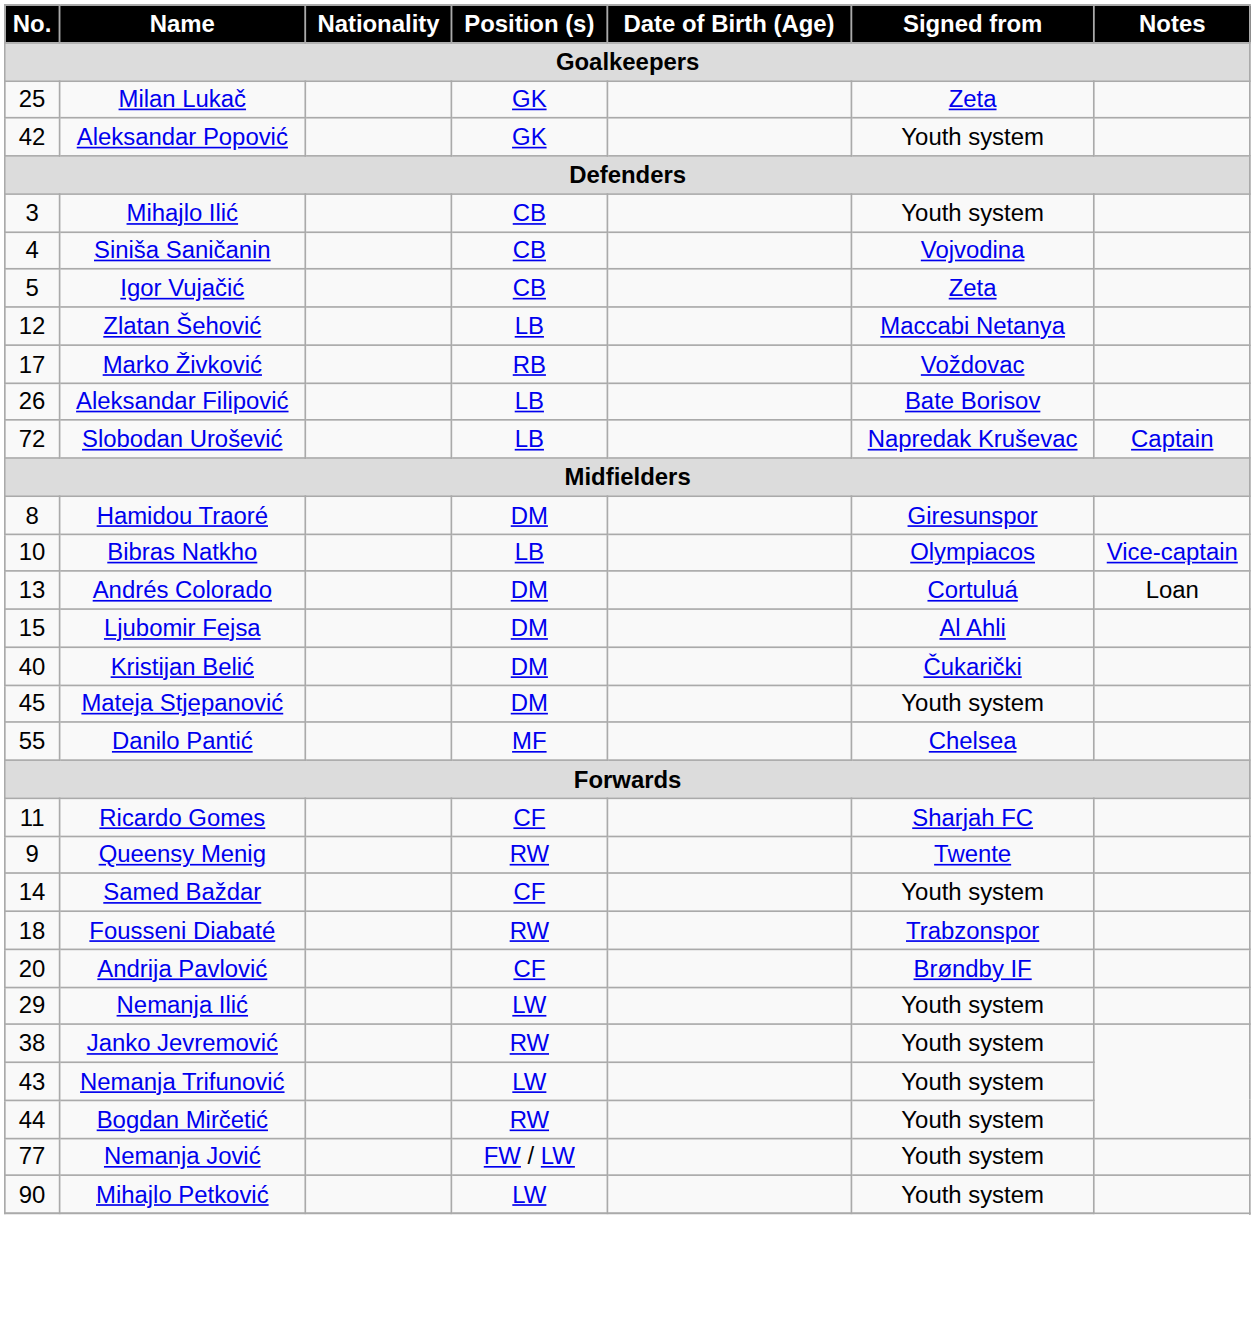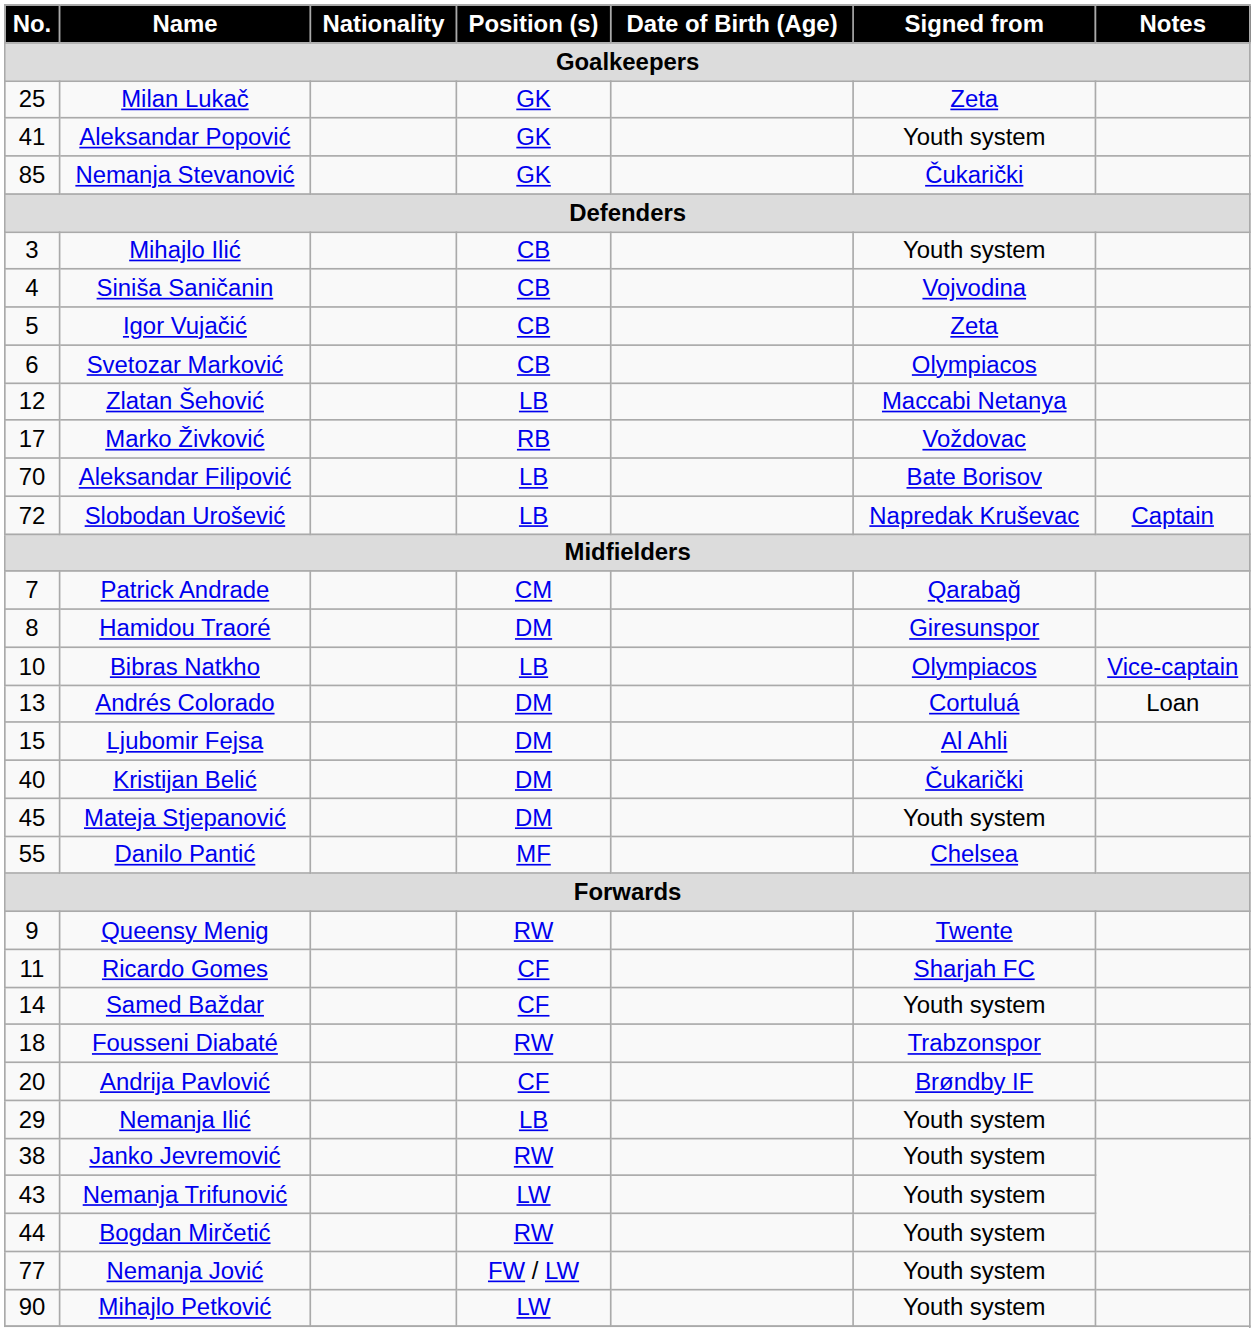(32, 137) 42 -> (32, 137) 41
+ row: (185, 175)
+ row: (185, 364)
(32, 402) 26 -> (32, 477) 70
+ row: (185, 591)
rows swapped: (182, 855) <-> (182, 817)
(529, 1006) LW -> (534, 1119) LB
